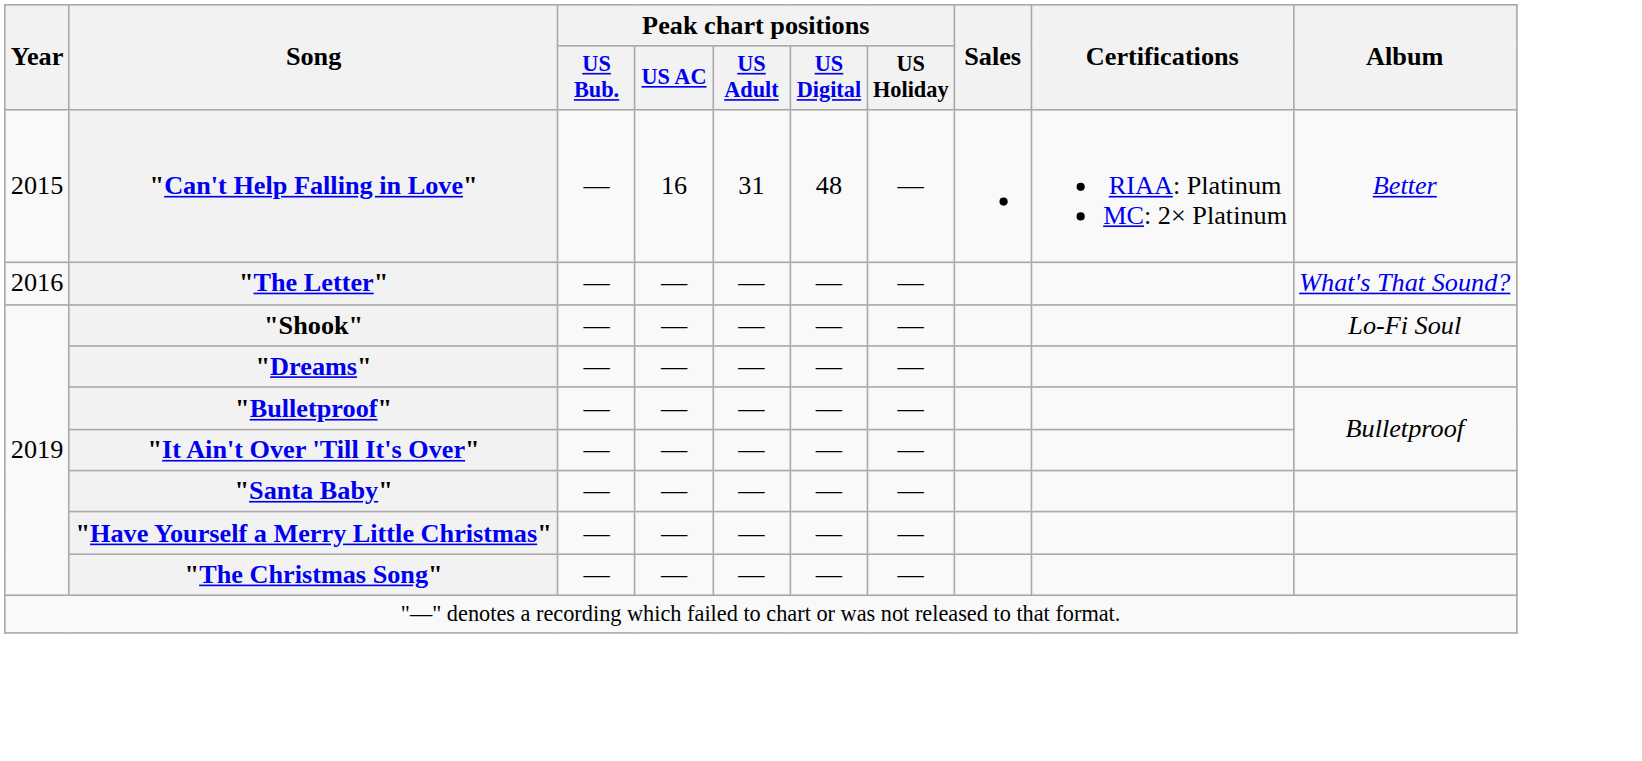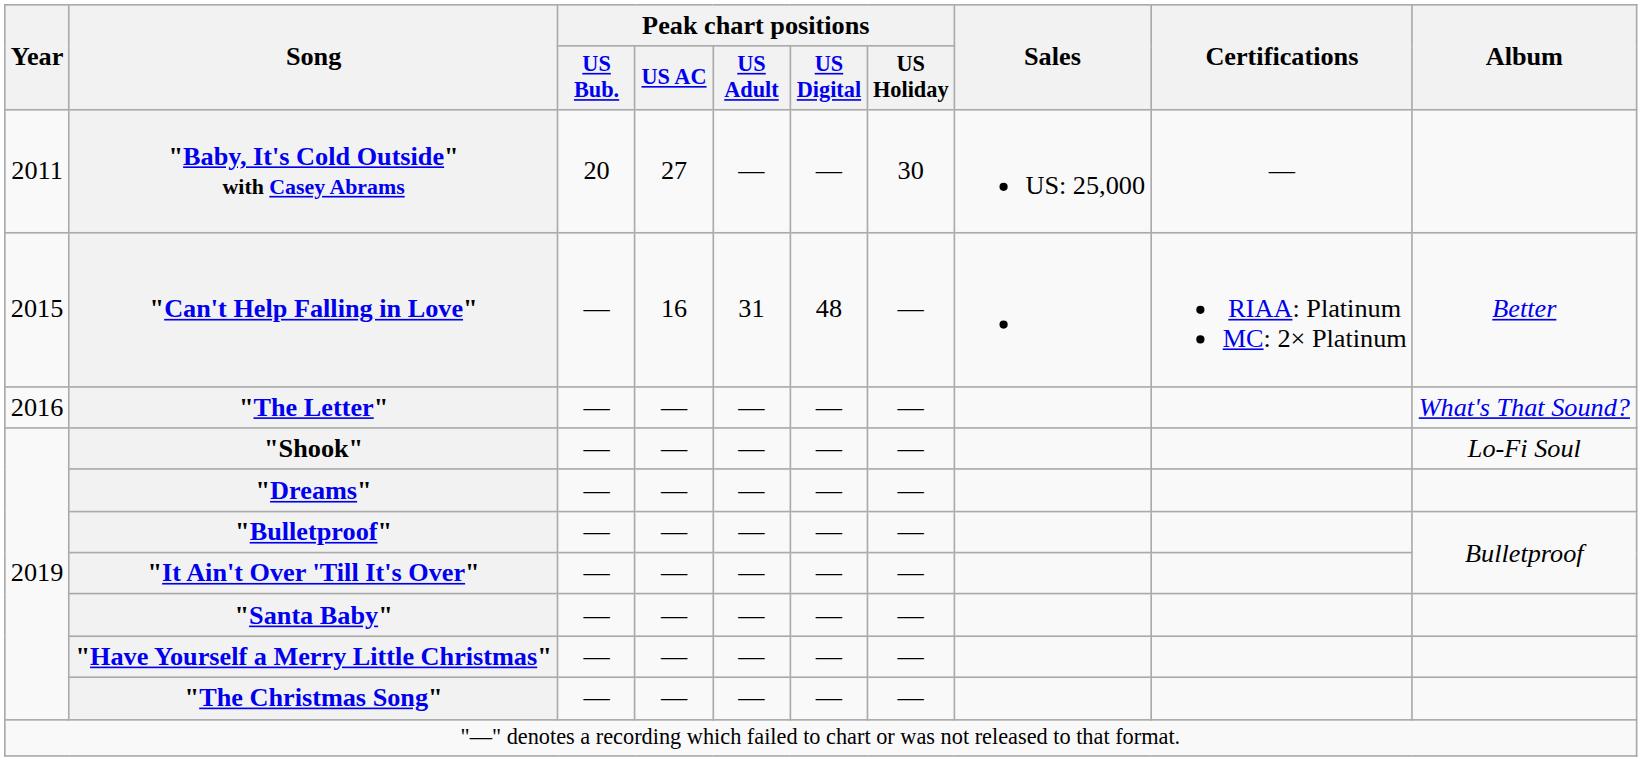+ row: (314, 170)
